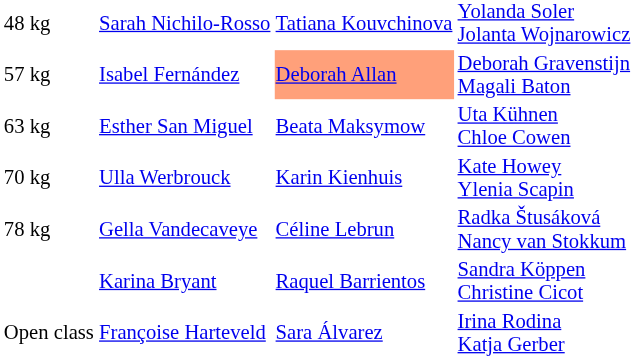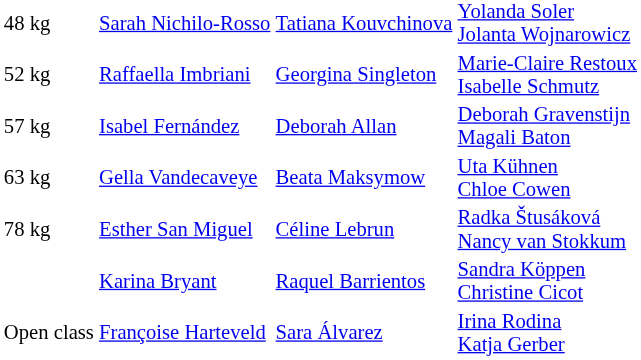+ row: (27, 74)
(336, 74) lightsalmon background -> (336, 126) no background
(176, 126) Esther San Miguel -> (178, 177) Gella Vandecaveye
- row: (27, 177)
(178, 229) Gella Vandecaveye -> (176, 229) Esther San Miguel
